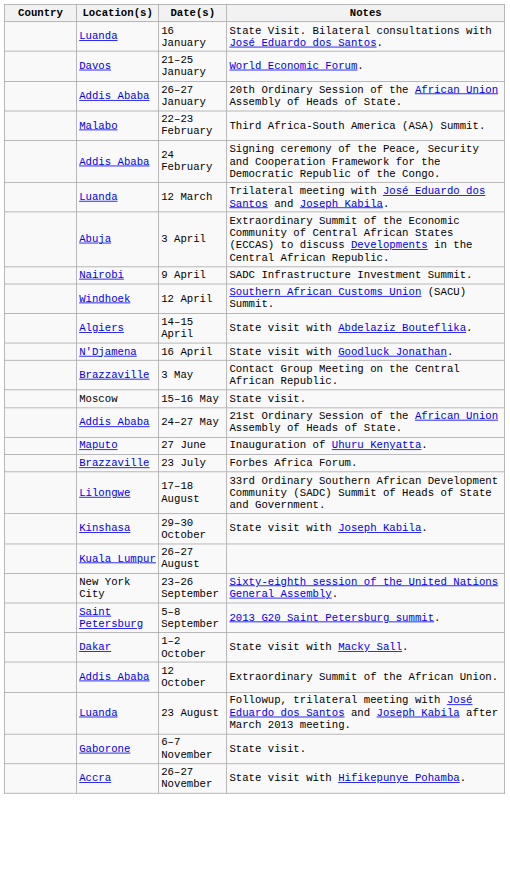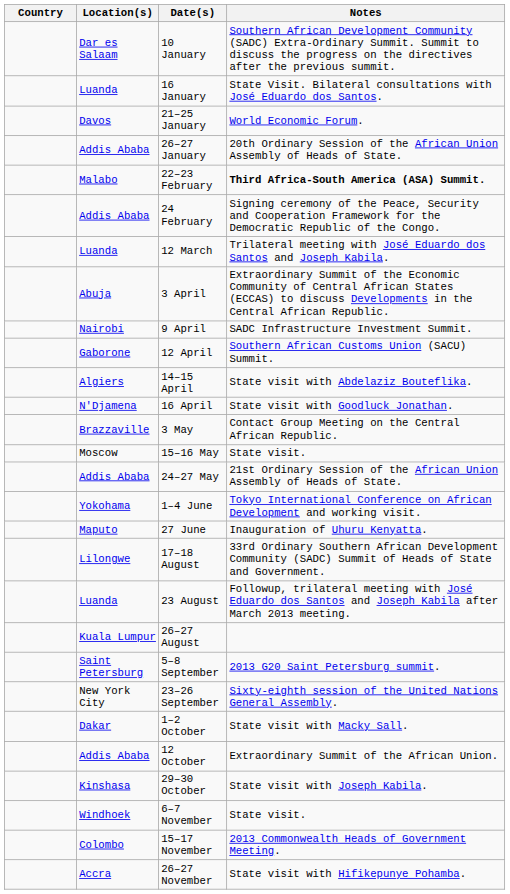+ row: (184, 49)
(357, 126) normal -> (357, 180) bold
(105, 299) Windhoek -> (105, 353) Gaborone
+ row: (187, 506)
- row: (184, 463)
rows swapped: (190, 713) <-> (184, 529)
rows swapped: (190, 618) <-> (190, 588)
(105, 749) Gaborone -> (105, 815) Windhoek
+ row: (187, 845)
